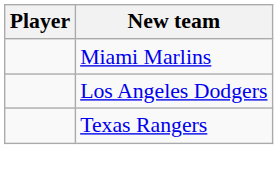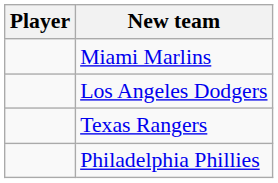+ row: (170, 159)
